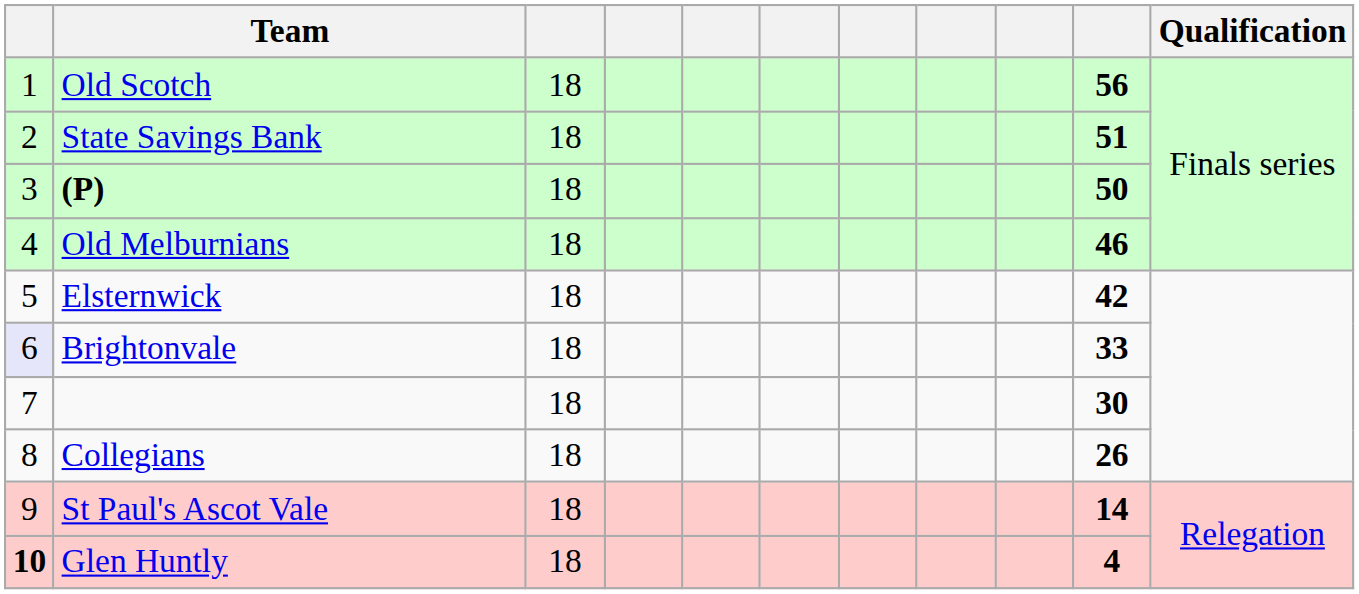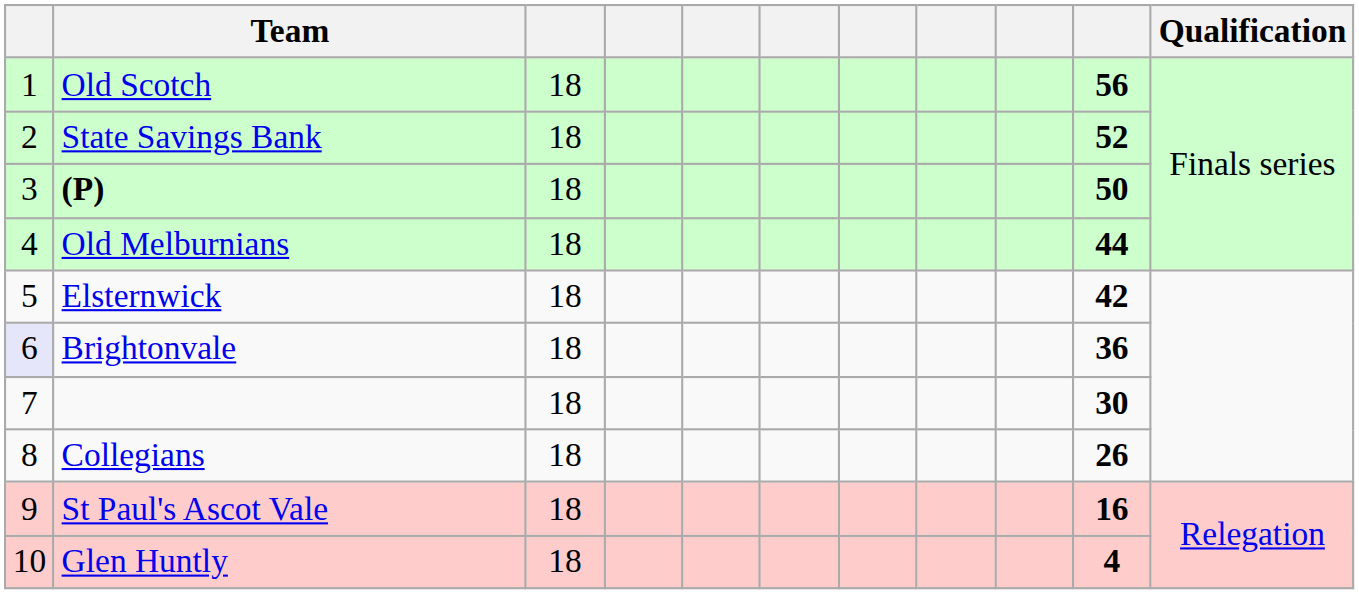(1112, 137) 51 -> (1112, 137) 52
(1112, 243) 46 -> (1112, 243) 44
(1112, 349) 33 -> (1112, 349) 36
(1112, 508) 14 -> (1112, 508) 16
(29, 561) bold -> (29, 561) normal
